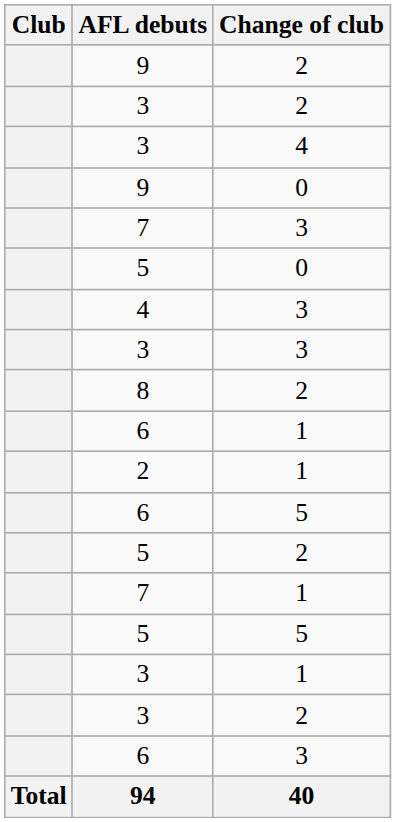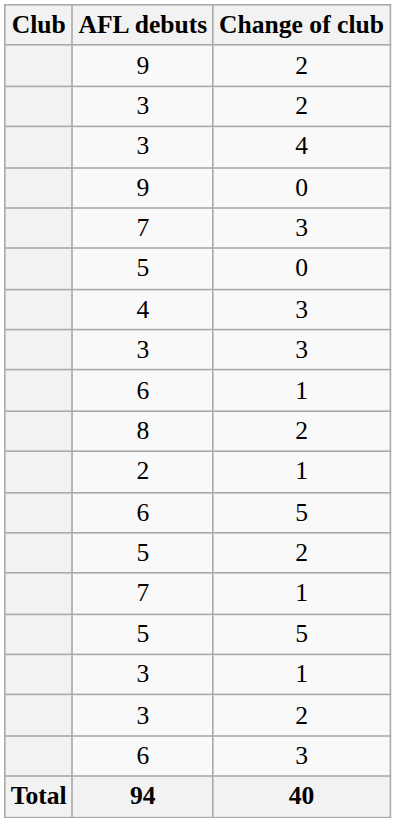rows swapped: (143, 430) <-> (143, 390)
